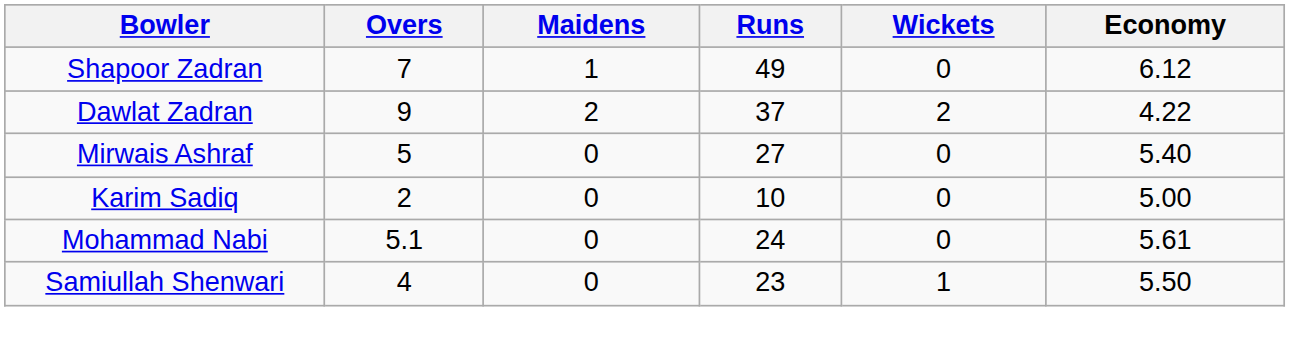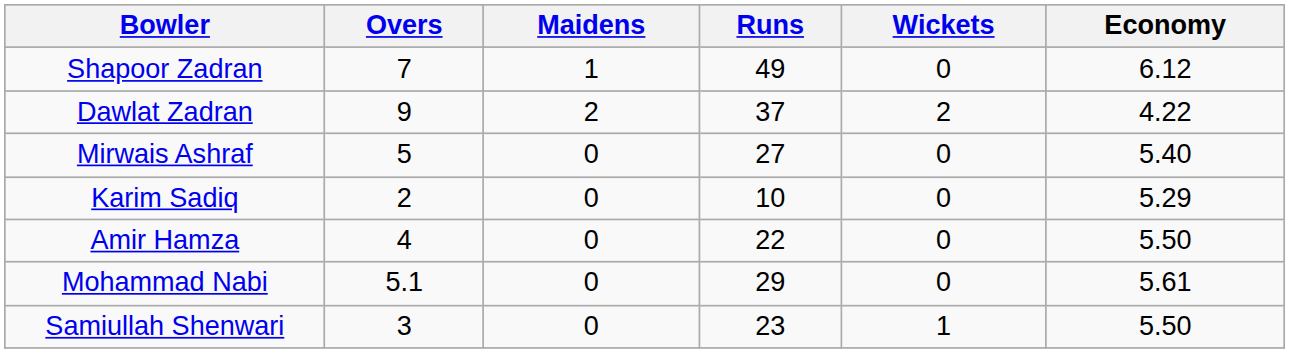(1165, 197) 5.00 -> (1165, 197) 5.29
+ row: (165, 240)
(770, 240) 24 -> (770, 283) 29
(404, 283) 4 -> (404, 326) 3
